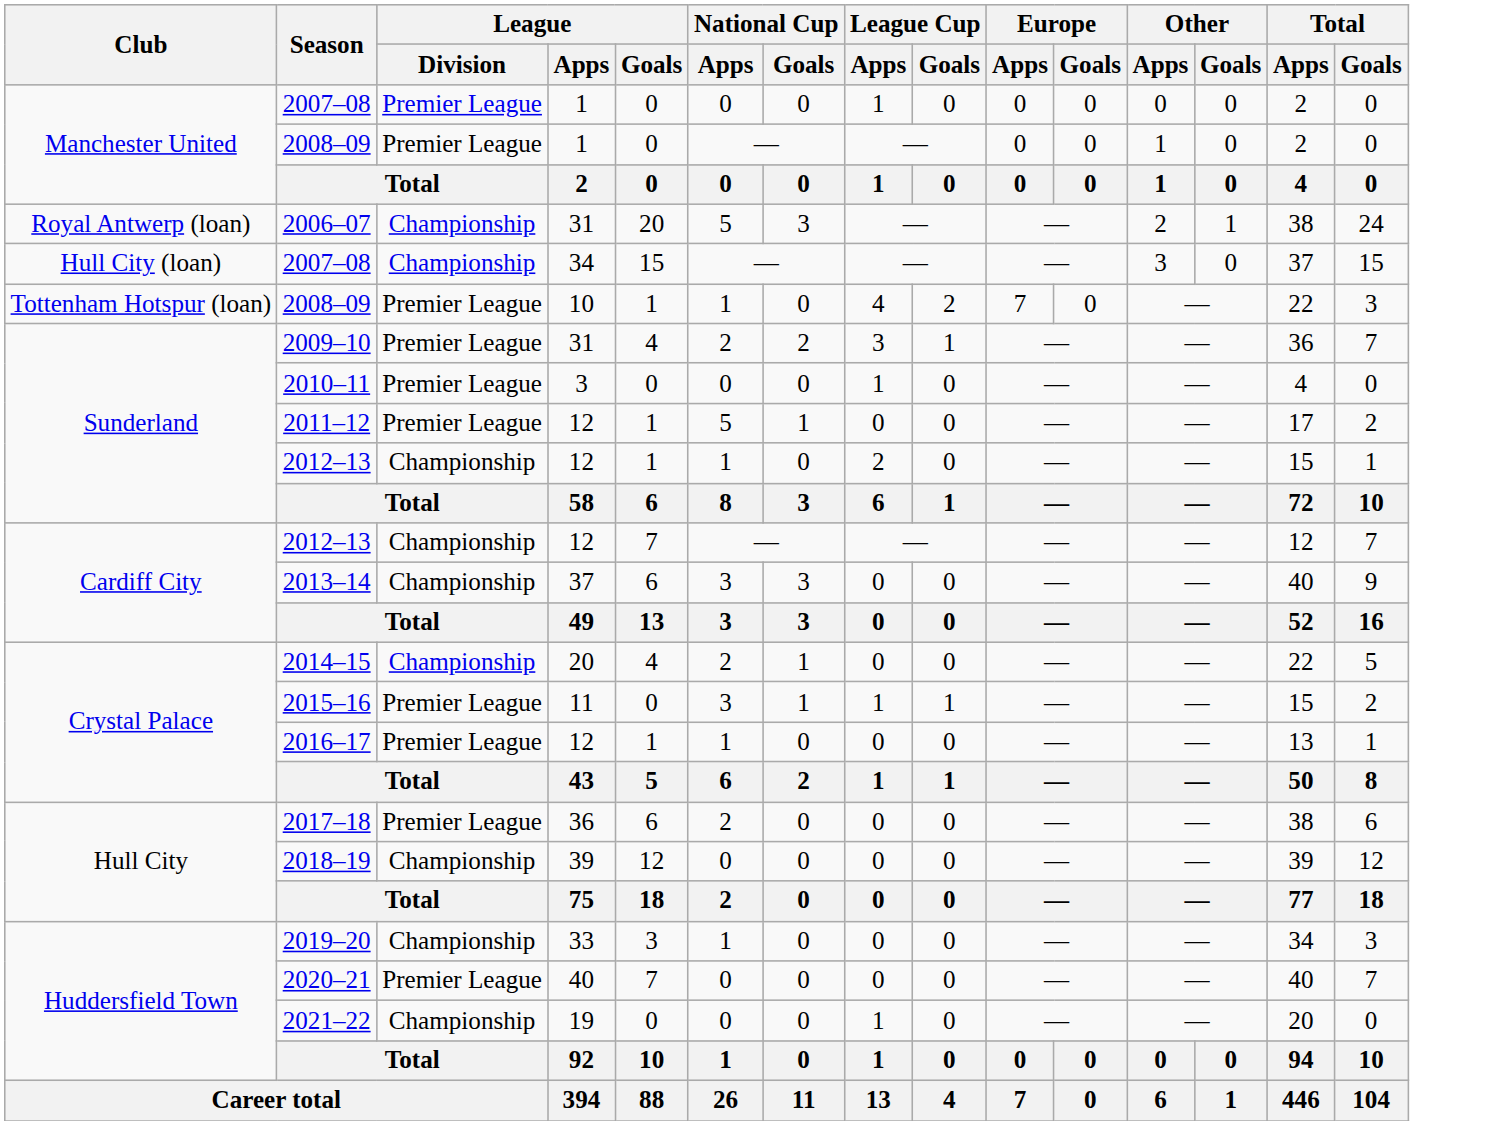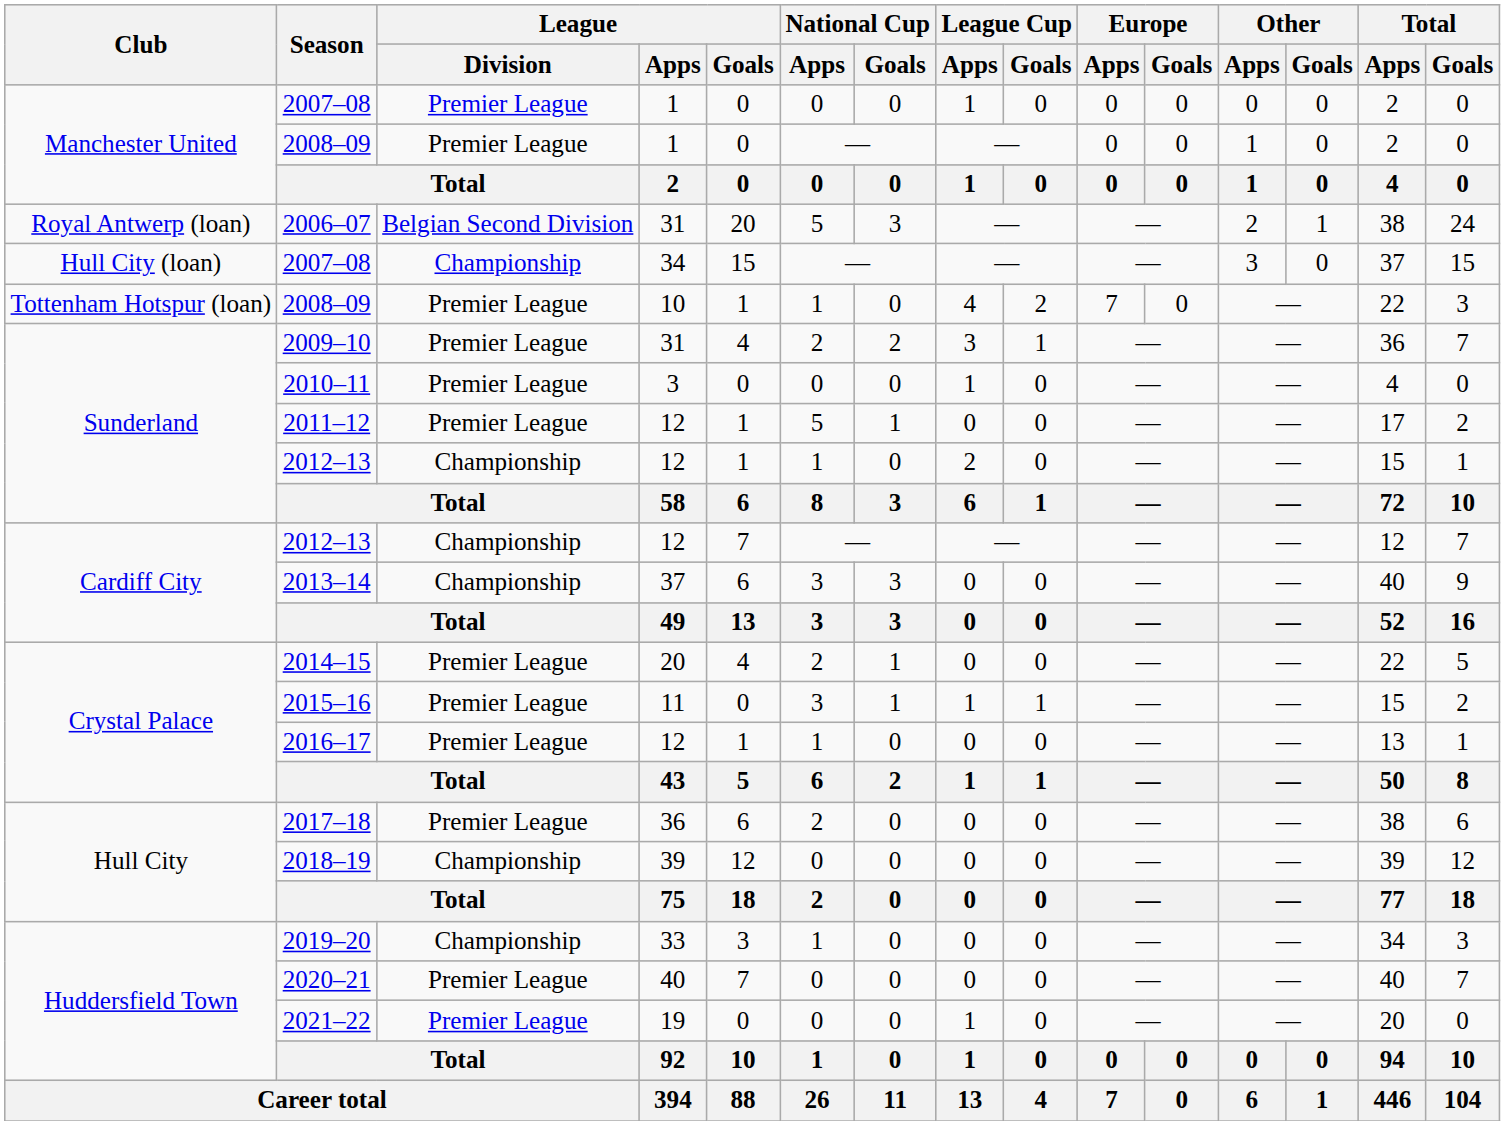(462, 223) Championship -> (508, 223) Belgian Second Division
(462, 661) Championship -> (508, 661) Premier League
(462, 1020) Championship -> (508, 1020) Premier League
